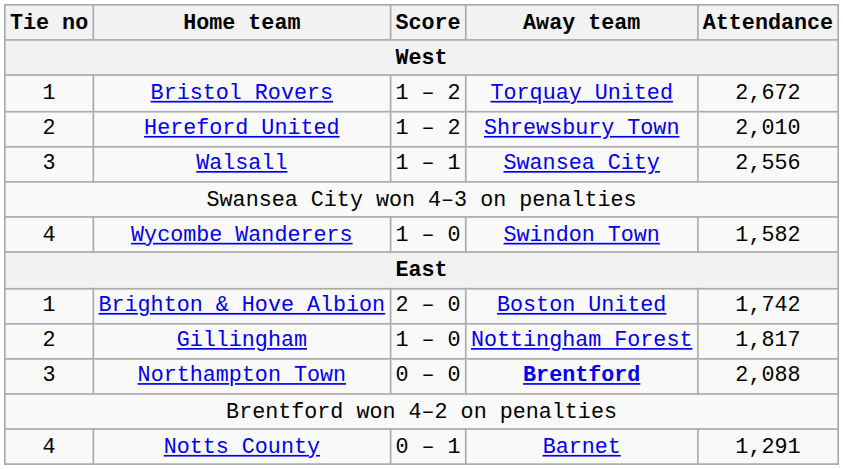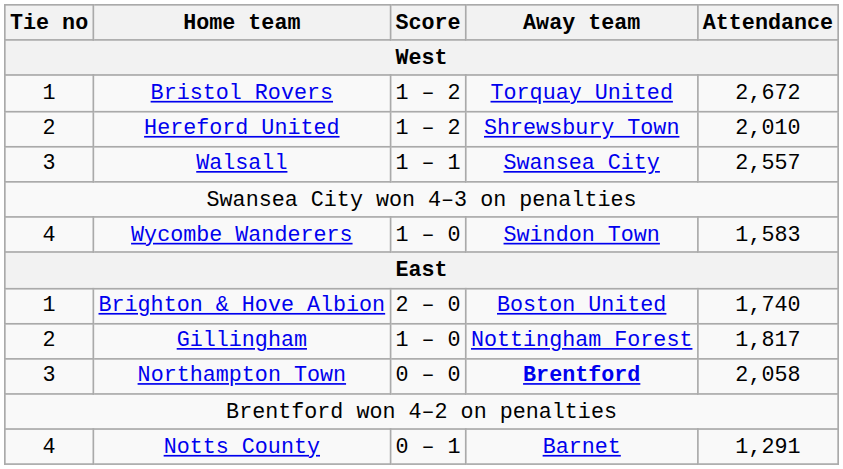(768, 164) 2,556 -> (768, 164) 2,557
(768, 235) 1,582 -> (768, 235) 1,583
(768, 306) 1,742 -> (768, 306) 1,740
(768, 376) 2,088 -> (768, 376) 2,058
